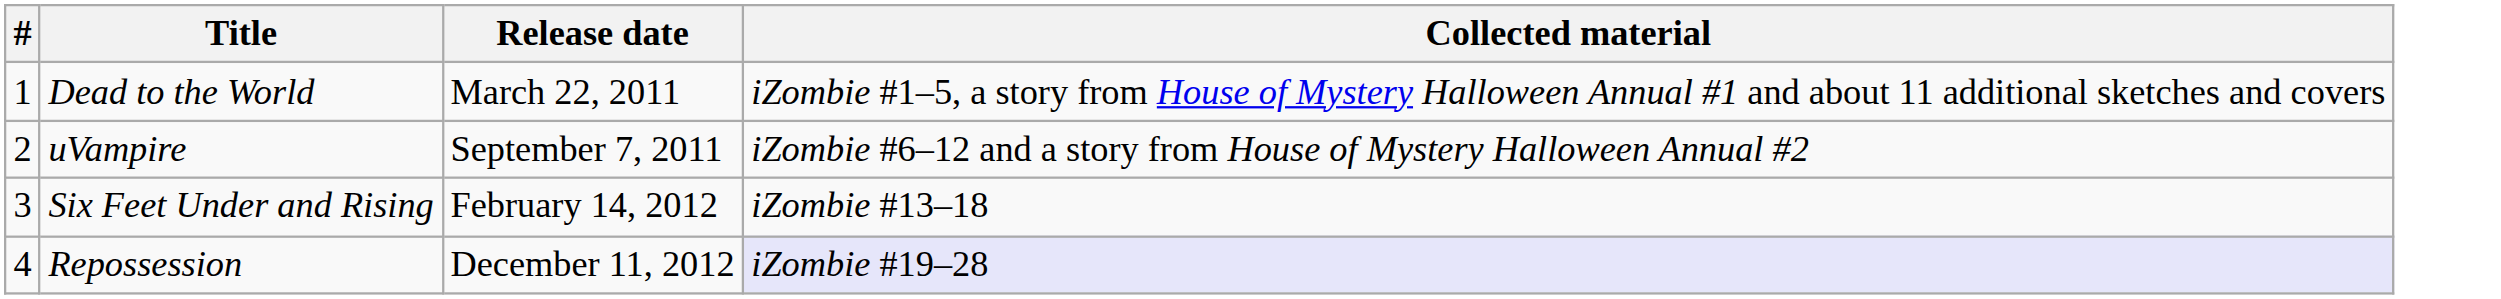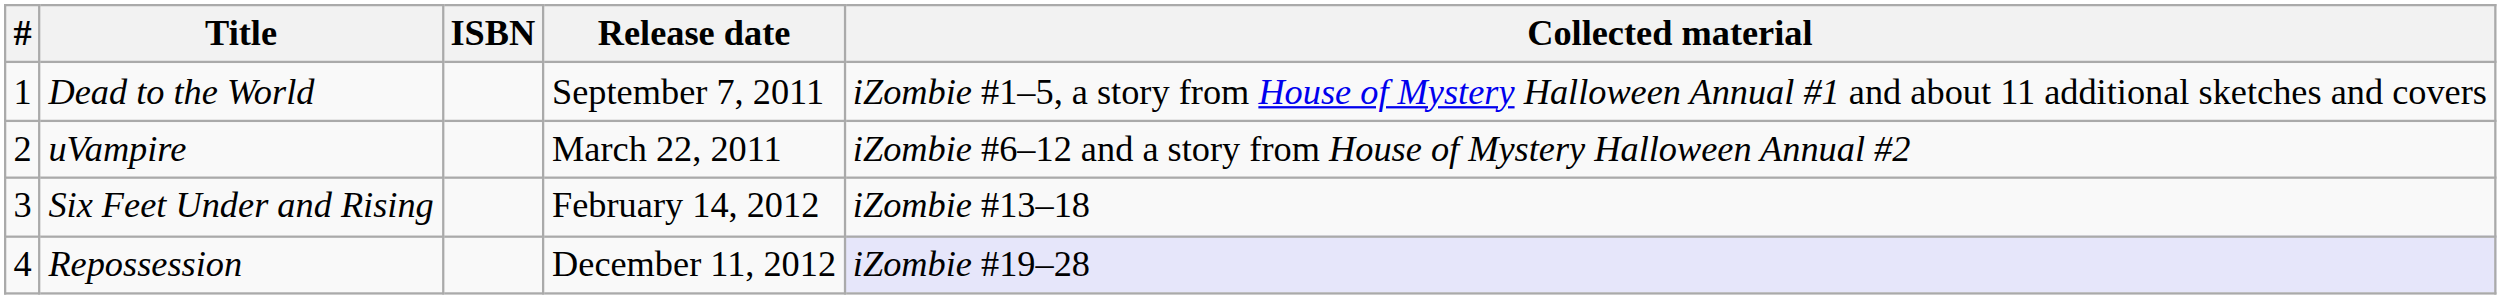+ column: (493, 33)
(565, 90) March 22, 2011 -> (688, 90) September 7, 2011
(586, 148) September 7, 2011 -> (667, 148) March 22, 2011
